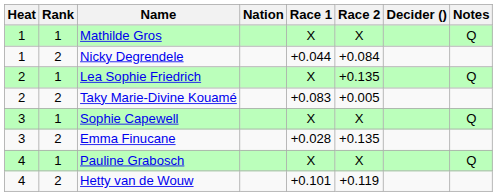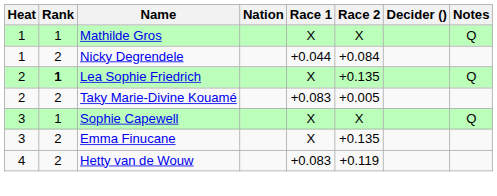(58, 77) normal -> (58, 77) bold
(311, 139) +0.028 -> (311, 139) X
- row: (132, 160)
(311, 181) +0.101 -> (311, 160) +0.083
